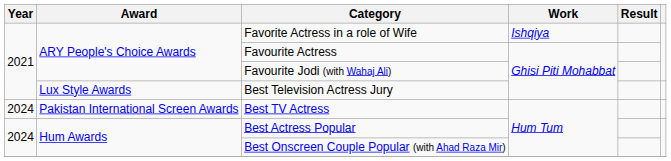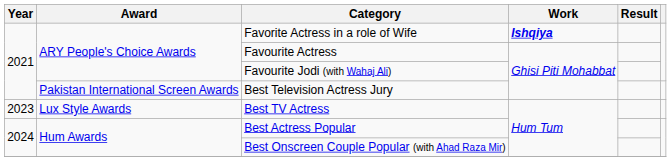(530, 33) normal -> (532, 33) bold
(85, 90) Lux Style Awards -> (139, 90) Pakistan International Screen Awards
(20, 109) 2024 -> (20, 109) 2023
(139, 109) Pakistan International Screen Awards -> (85, 109) Lux Style Awards
